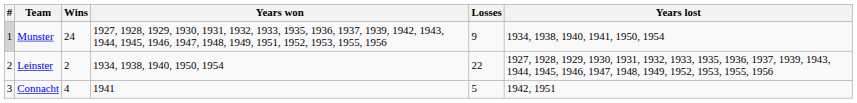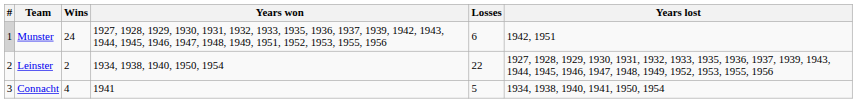(474, 36) 9 -> (474, 36) 6
(586, 36) 1934, 1938, 1940, 1941, 1950, 1954 -> (531, 36) 1942, 1951
(531, 89) 1942, 1951 -> (586, 89) 1934, 1938, 1940, 1941, 1950, 1954
